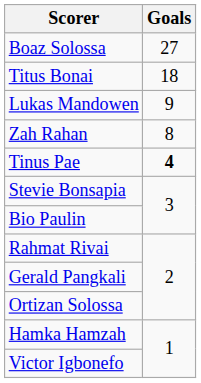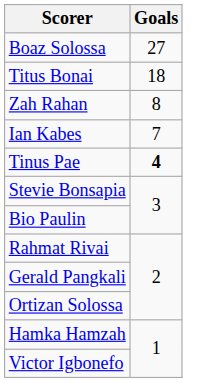- row: (74, 104)
+ row: (45, 133)
